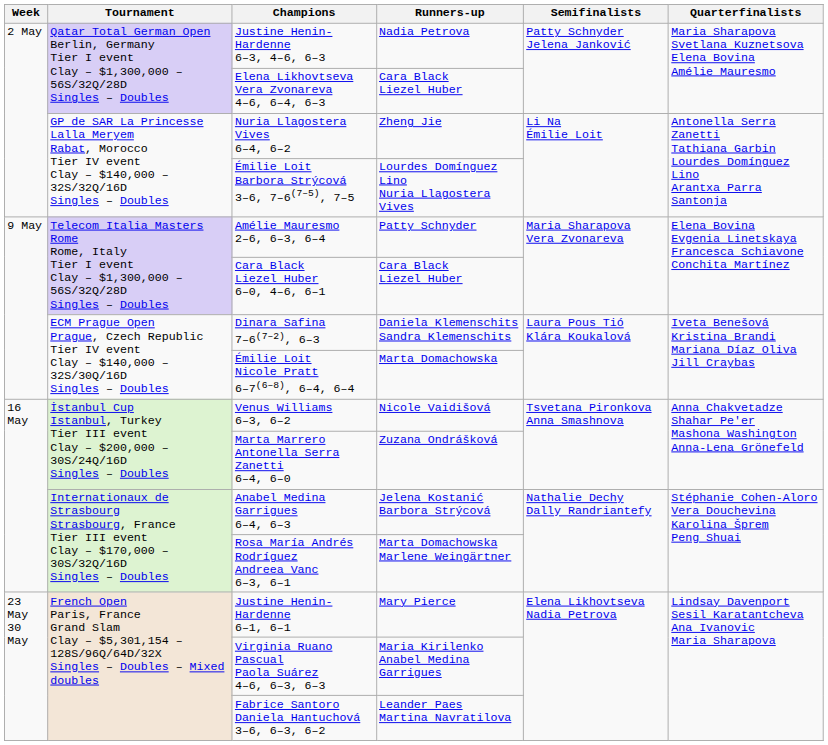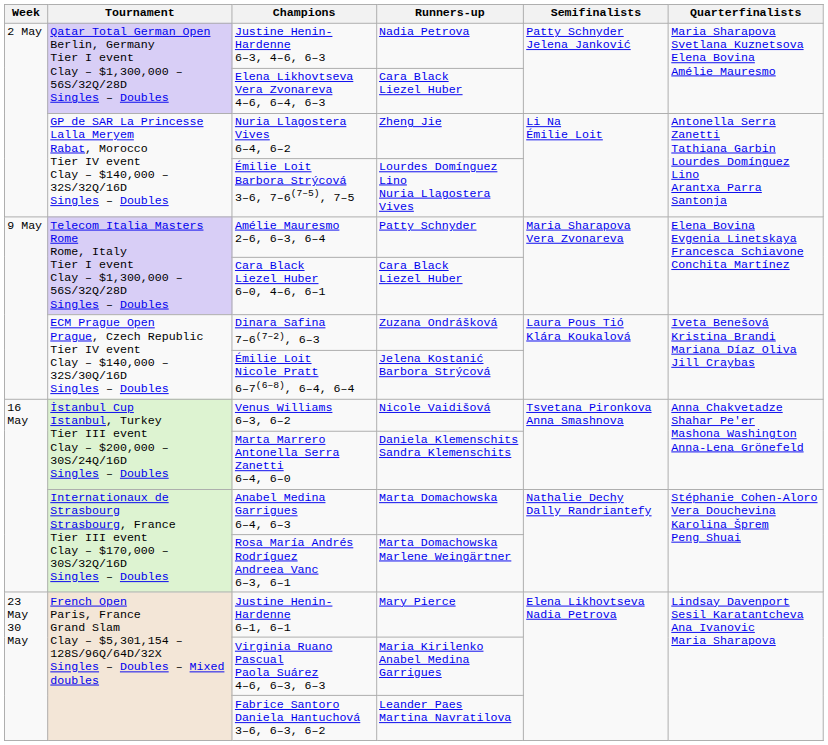(449, 331) Daniela Klemenschits Sandra Klemenschits -> (438, 324) Zuzana Ondrášková
(438, 360) Marta Domachowska -> (435, 366) Jelena Kostanić Barbora Strýcová
(438, 441) Zuzana Ondrášková -> (449, 447) Daniela Klemenschits Sandra Klemenschits
(435, 505) Jelena Kostanić Barbora Strýcová -> (438, 499) Marta Domachowska
